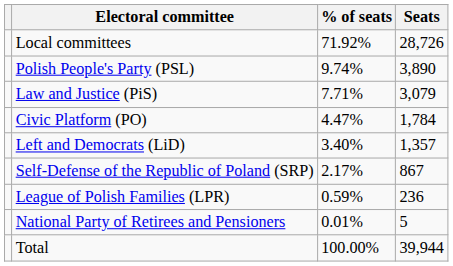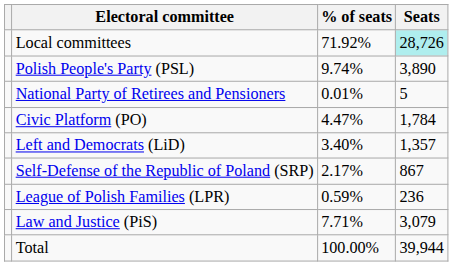(422, 42) no background -> (422, 42) paleturquoise background
rows swapped: (86, 94) <-> (151, 222)
